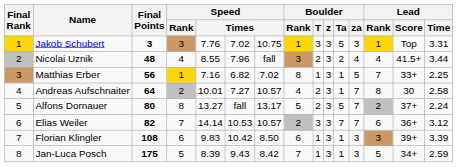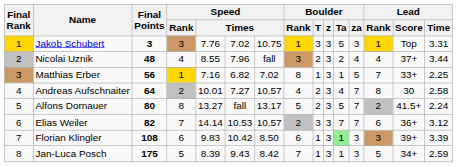(409, 59) 41.5+ -> (409, 59) 37+
(341, 91) 1 -> (341, 91) 4
(409, 106) 37+ -> (409, 106) 41.5+
(341, 138) no background -> (341, 138) lightgreen background
